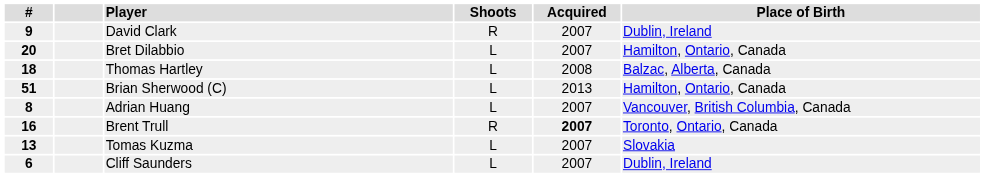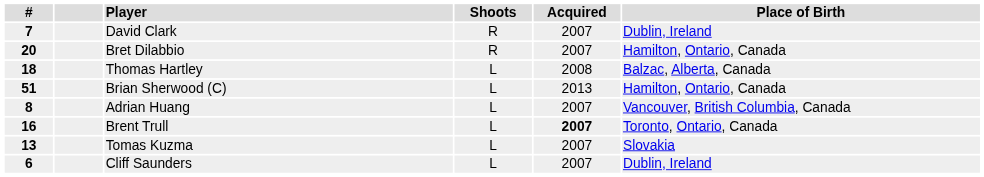(29, 31) 9 -> (29, 31) 7
(493, 50) L -> (493, 50) R
(493, 126) R -> (493, 126) L
